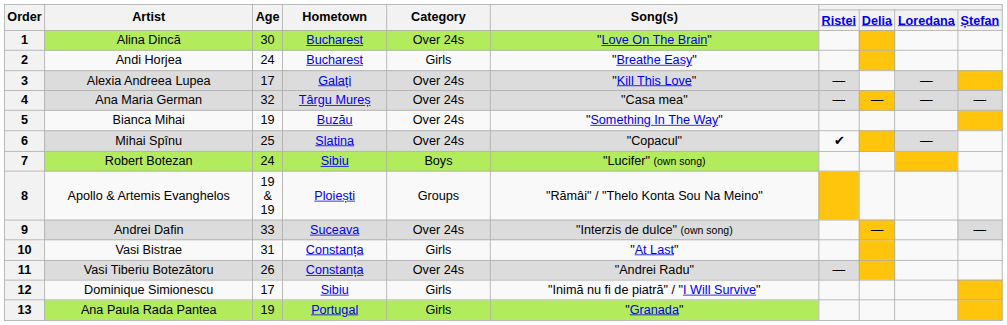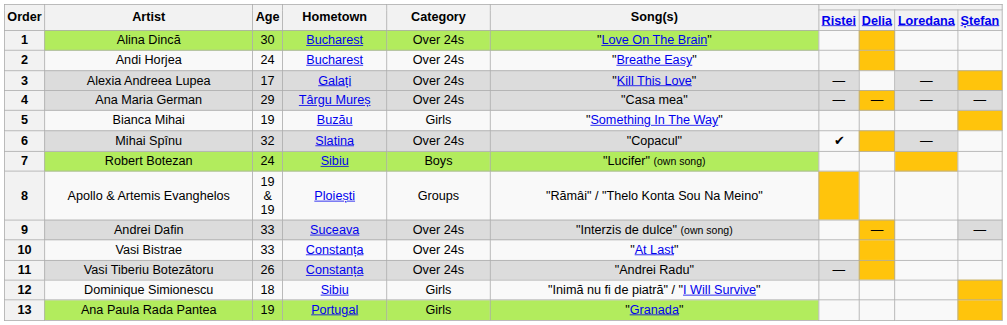(438, 60) Girls -> (438, 60) Over 24s
(268, 100) 32 -> (268, 100) 29
(438, 120) Over 24s -> (438, 120) Girls
(268, 141) 25 -> (268, 141) 32
(268, 250) 31 -> (268, 250) 33
(438, 250) Girls -> (438, 250) Over 24s
(268, 290) 17 -> (268, 290) 18
